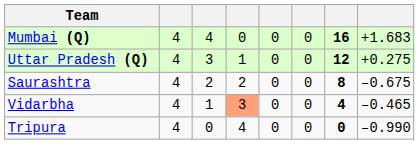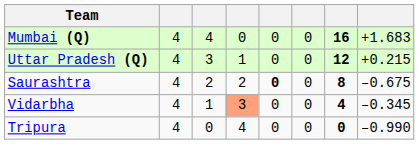(386, 61) +0.275 -> (386, 61) +0.215
(275, 83) normal -> (275, 83) bold
(386, 106) –0.465 -> (386, 106) –0.345
